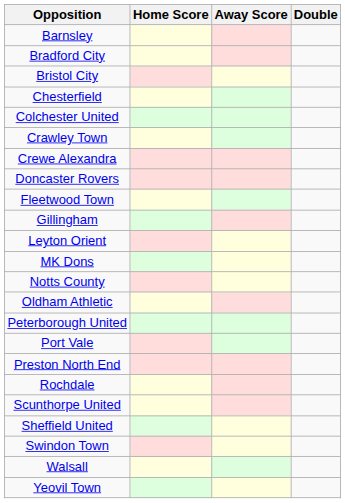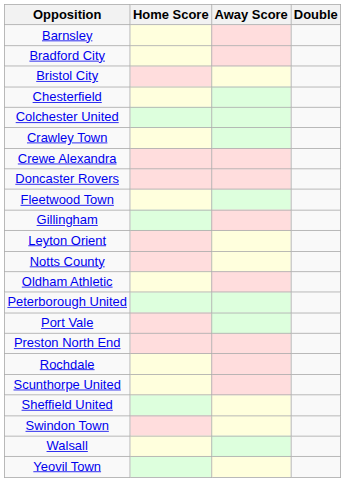- row: (67, 261)
